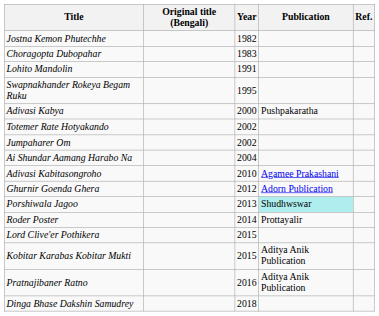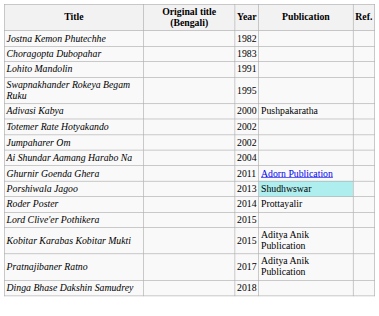- row: (54, 173)
(247, 188) 2012 -> (247, 173) 2011
(247, 282) 2016 -> (247, 267) 2017
